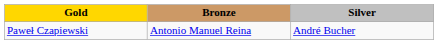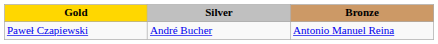columns swapped: (362, 13) <-> (219, 13)
